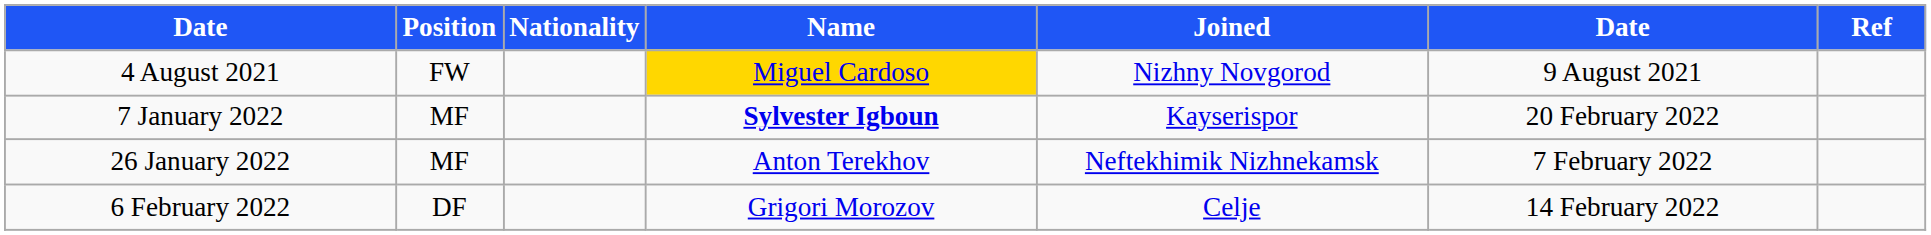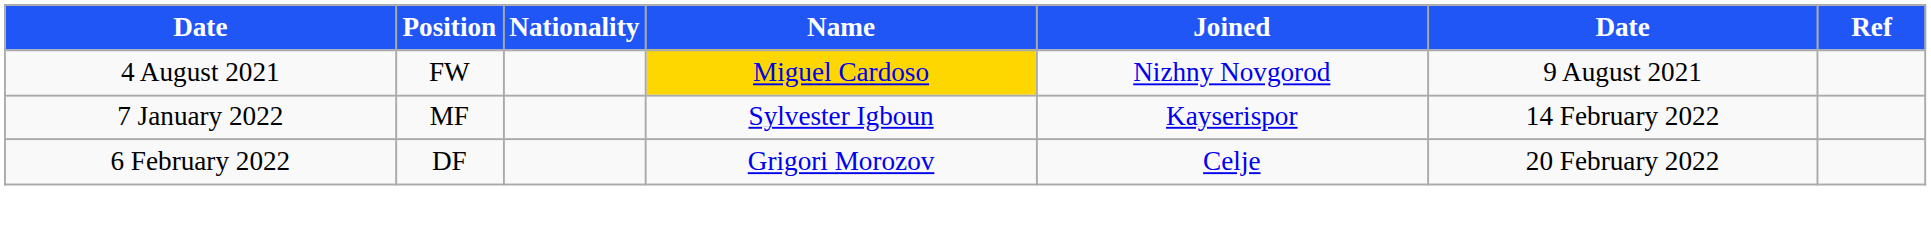(841, 117) bold -> (841, 117) normal
(1623, 117) 20 February 2022 -> (1623, 117) 14 February 2022
- row: (200, 161)
(1623, 206) 14 February 2022 -> (1623, 161) 20 February 2022
